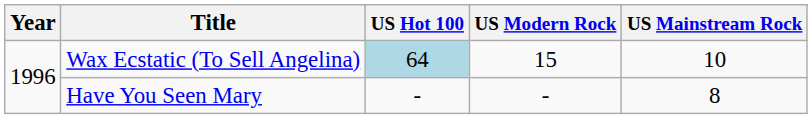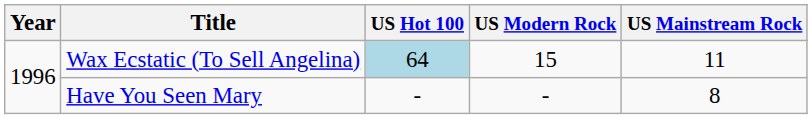(715, 58) 10 -> (715, 58) 11
